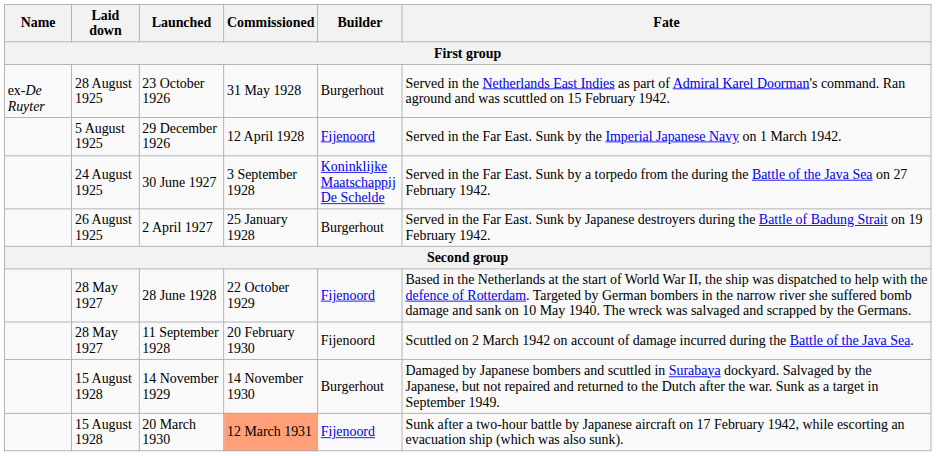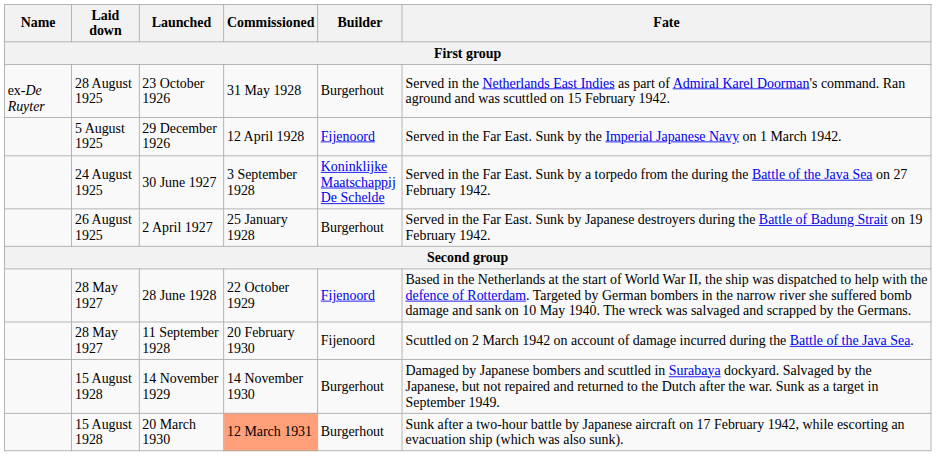(348, 432) Fijenoord -> (352, 432) Burgerhout
